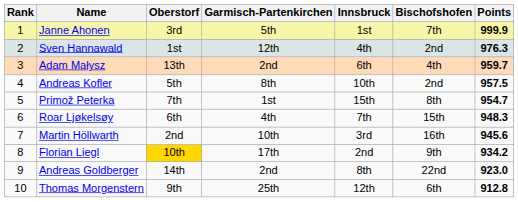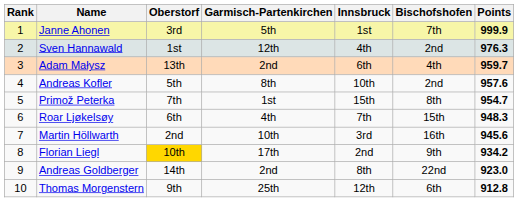(494, 83) 957.5 -> (494, 83) 957.6
